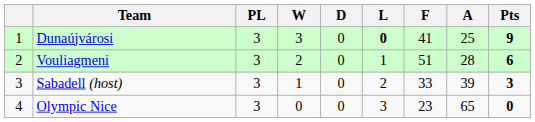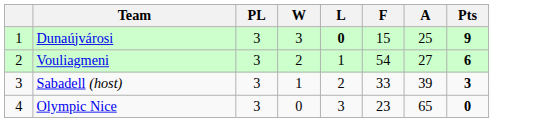- column: (341, 15)
(425, 38) 41 -> (383, 38) 15
(425, 60) 51 -> (383, 60) 54
(468, 60) 28 -> (425, 60) 27
